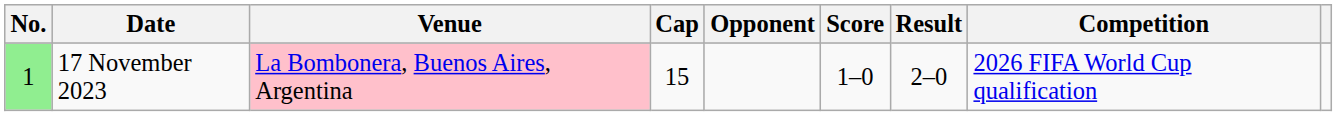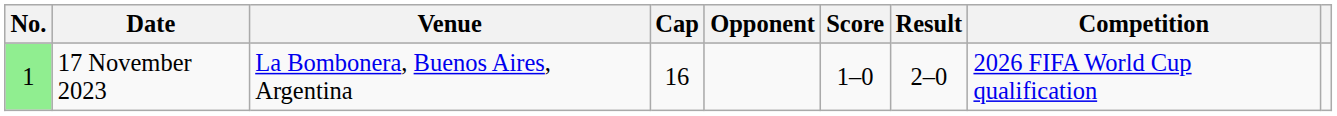(403, 76) pink background -> (403, 76) no background
(677, 76) 15 -> (677, 76) 16
